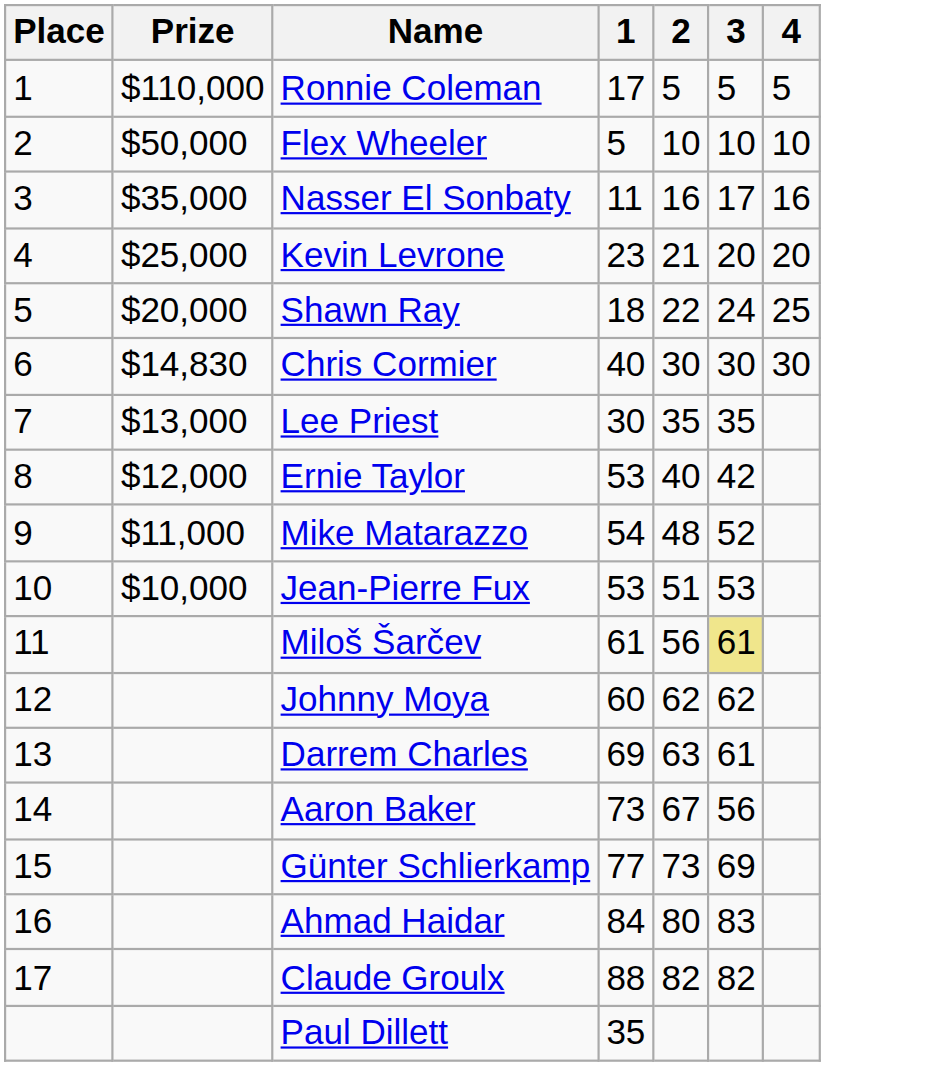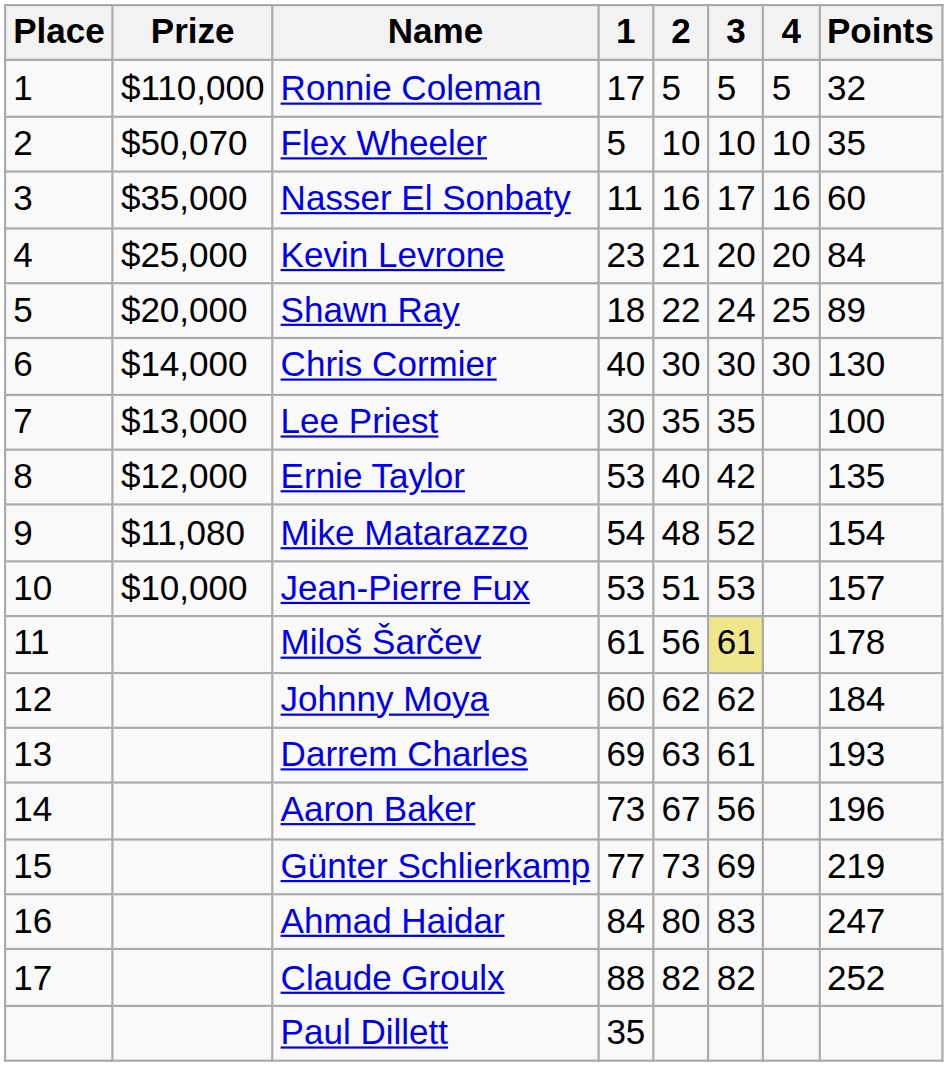+ column: (880, 32)
(184, 143) $50,000 -> (184, 143) $50,070
(184, 365) $14,830 -> (184, 365) $14,000
(183, 532) $11,000 -> (183, 532) $11,080
